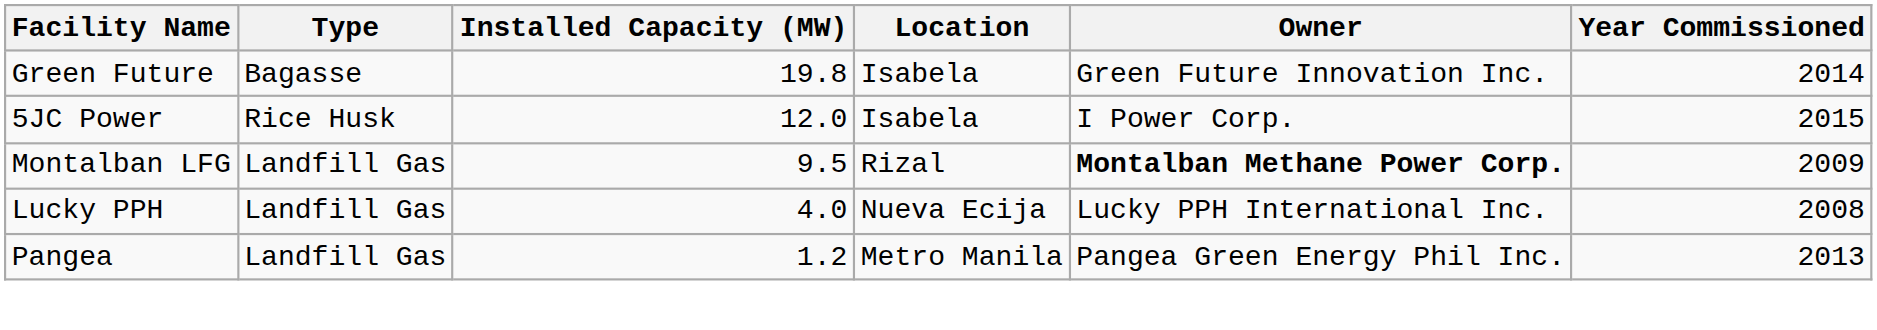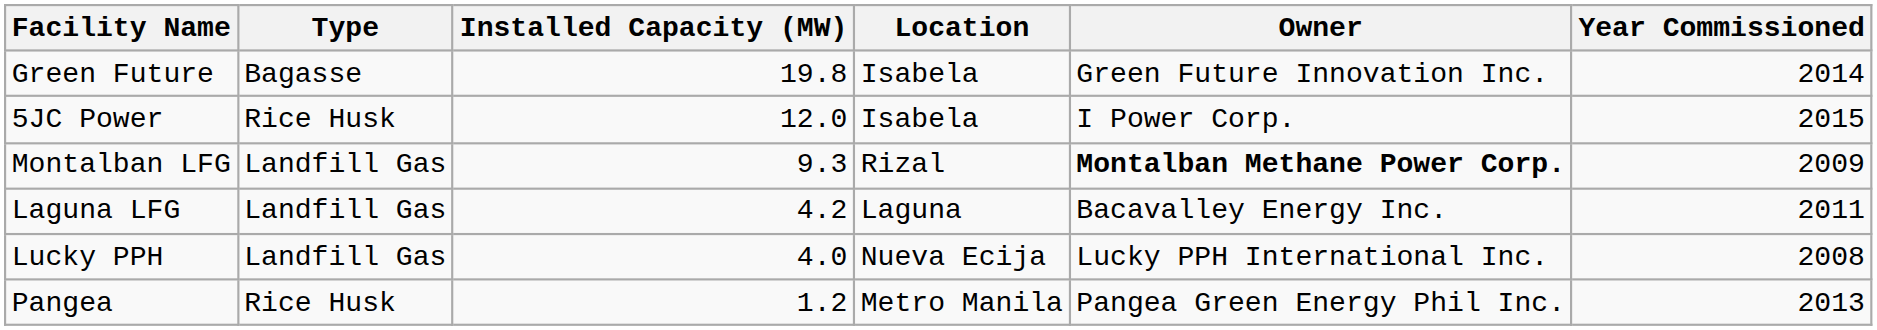(822, 165) 9.5 -> (822, 165) 9.3
+ row: (96, 211)
(345, 257) Landfill Gas -> (320, 303) Rice Husk
